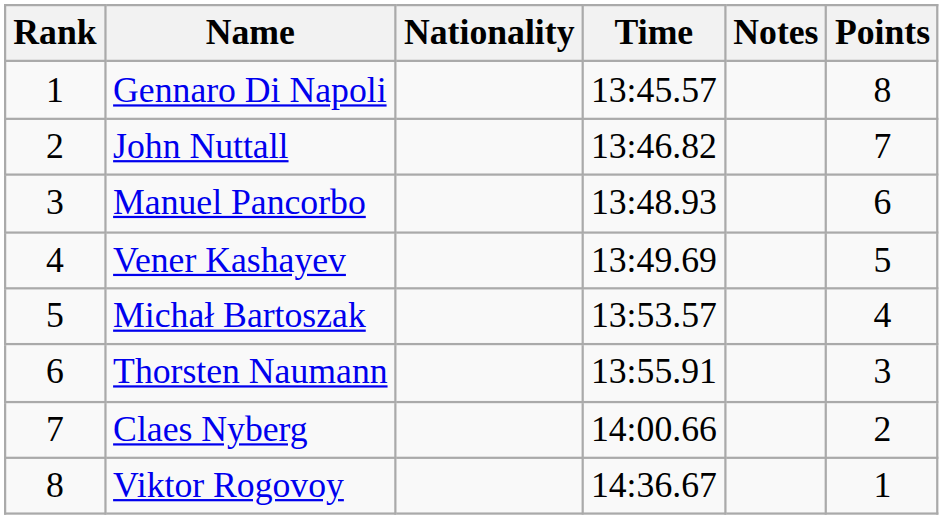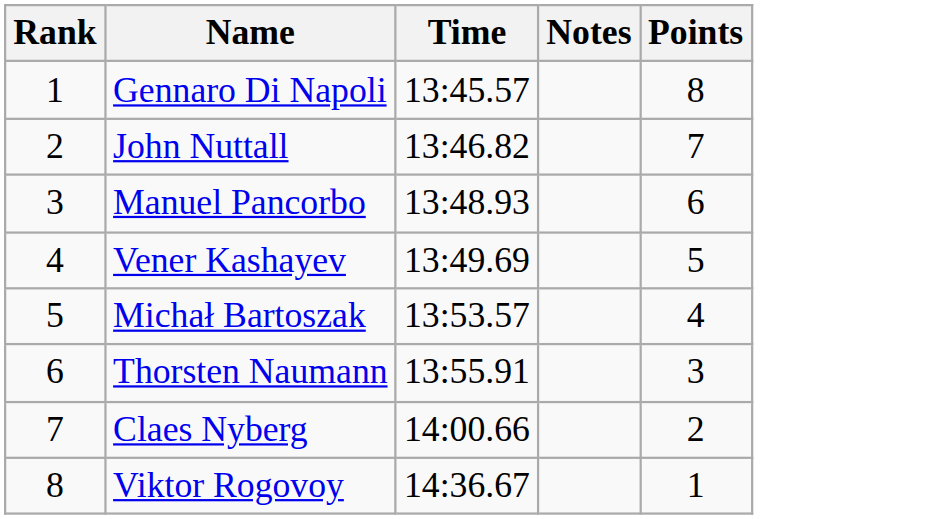- column: (489, 32)
